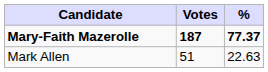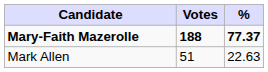(191, 36) 187 -> (191, 36) 188
